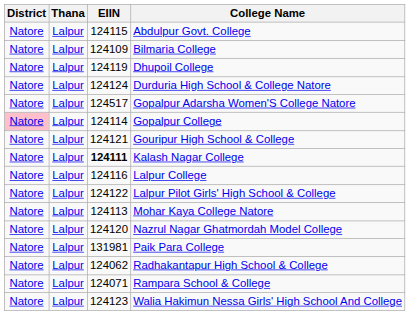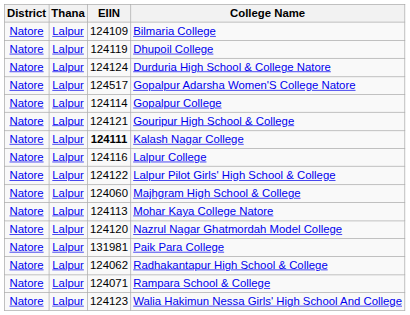- row: (192, 31)
(27, 121) pink background -> (27, 103) no background
+ row: (217, 193)
